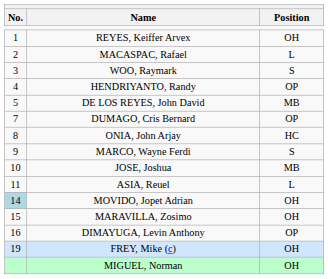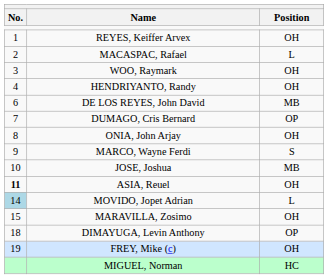(292, 70) S -> (292, 70) OH
(292, 87) OP -> (292, 87) OH
(15, 103) 5 -> (15, 103) 6
(292, 135) HC -> (292, 135) OH
(15, 184) normal -> (15, 184) bold
(292, 184) L -> (292, 184) OH
(292, 200) OH -> (292, 200) L
(15, 233) 16 -> (15, 233) 18
(292, 265) OH -> (292, 265) HC
